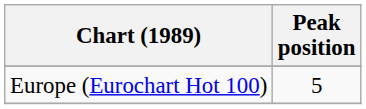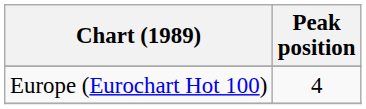(317, 84) 5 -> (317, 84) 4
